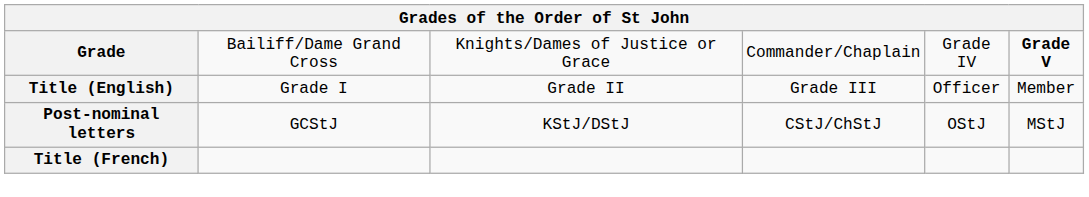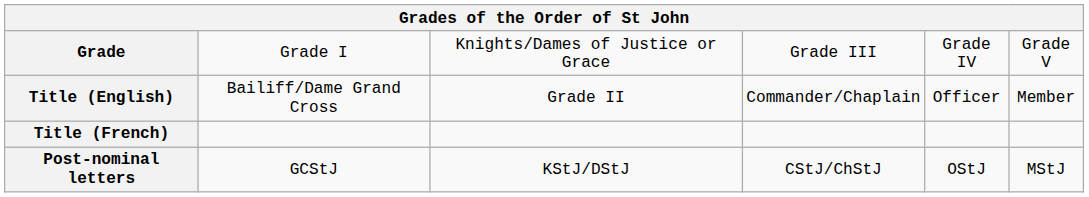(314, 53) Bailiff/Dame Grand Cross -> (314, 53) Grade I
(833, 53) Commander/Chaplain -> (833, 53) Grade III
(1046, 53) bold -> (1046, 53) normal
(314, 89) Grade I -> (314, 98) Bailiff/Dame Grand Cross
(833, 89) Grade III -> (833, 98) Commander/Chaplain
rows swapped: (101, 160) <-> (101, 124)
